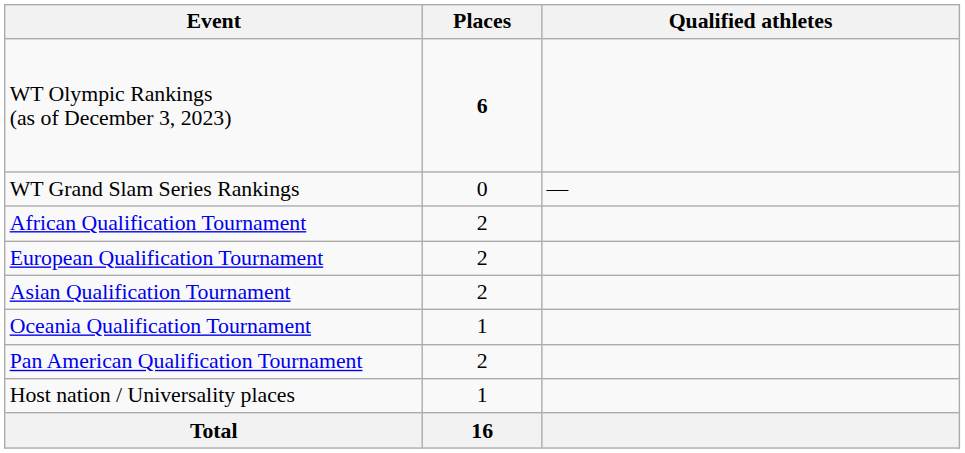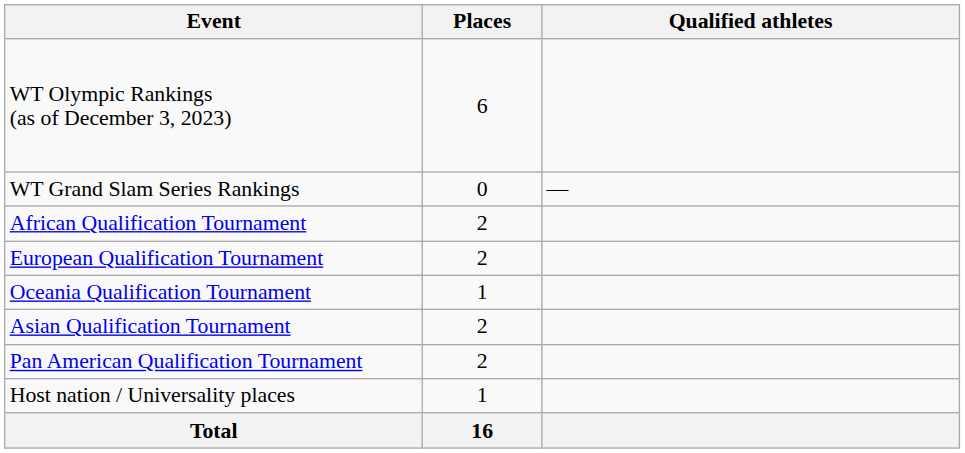(482, 105) bold -> (482, 105) normal
rows swapped: (150, 292) <-> (160, 326)
